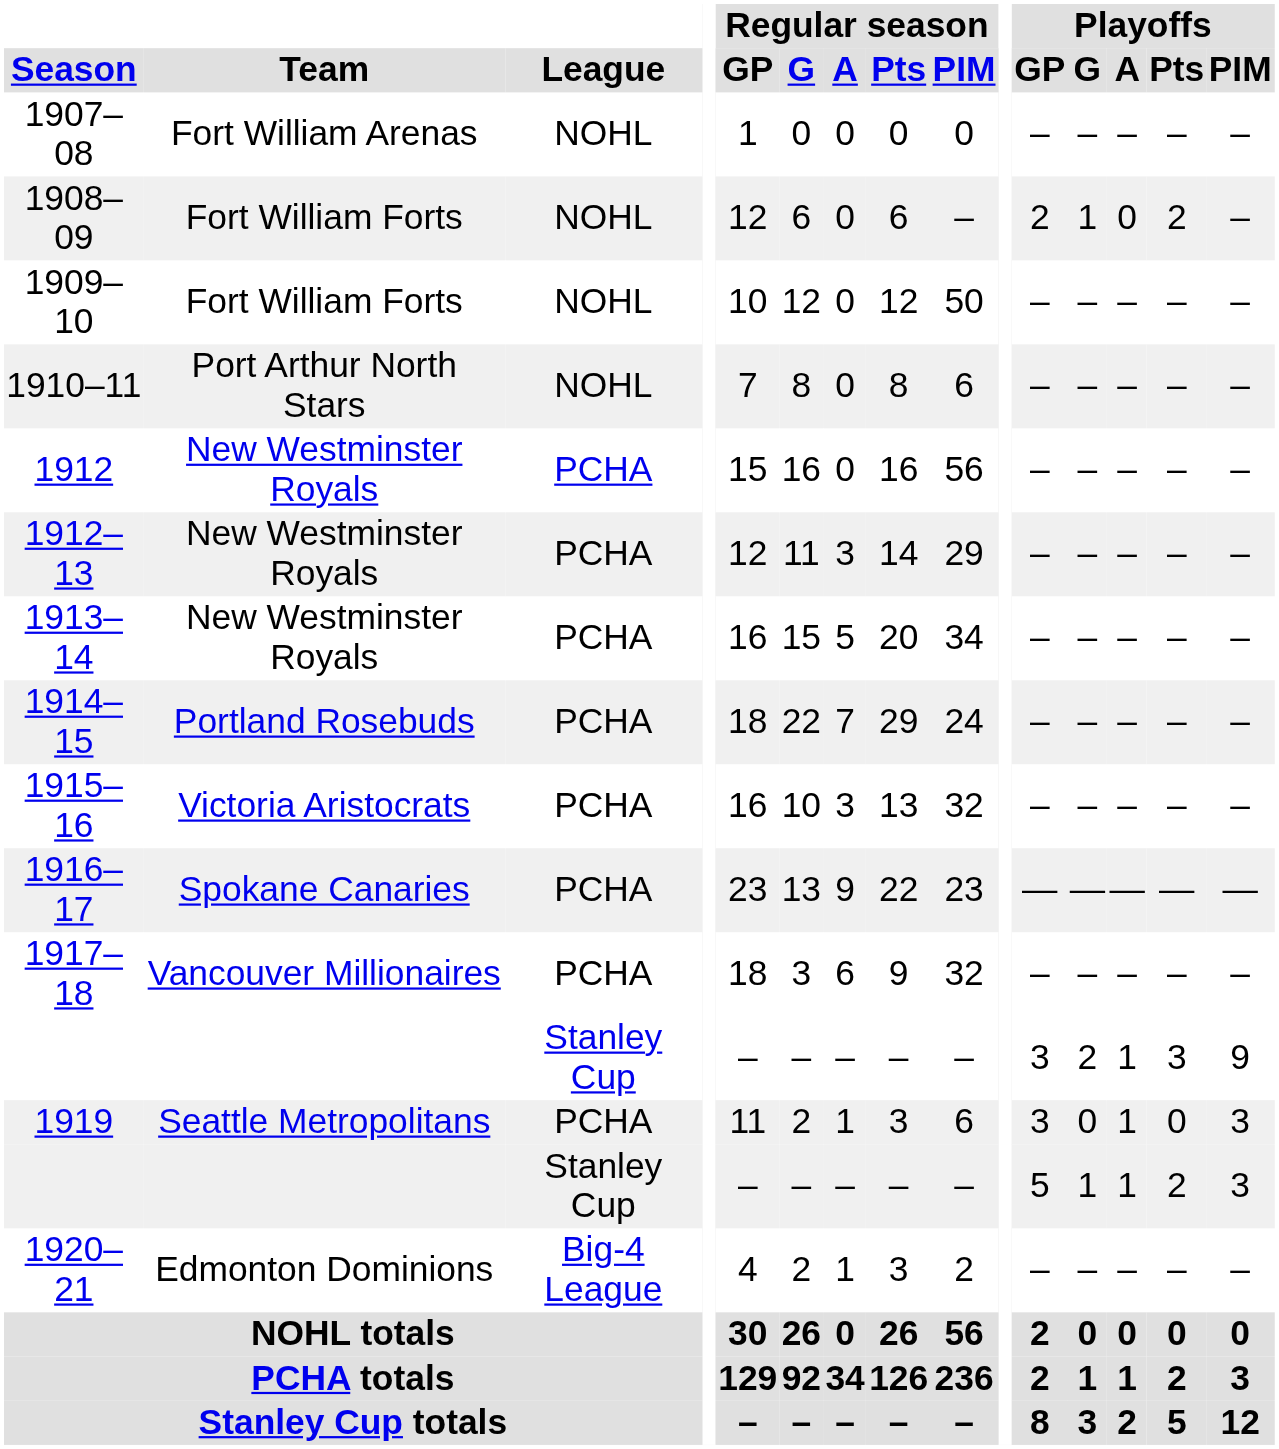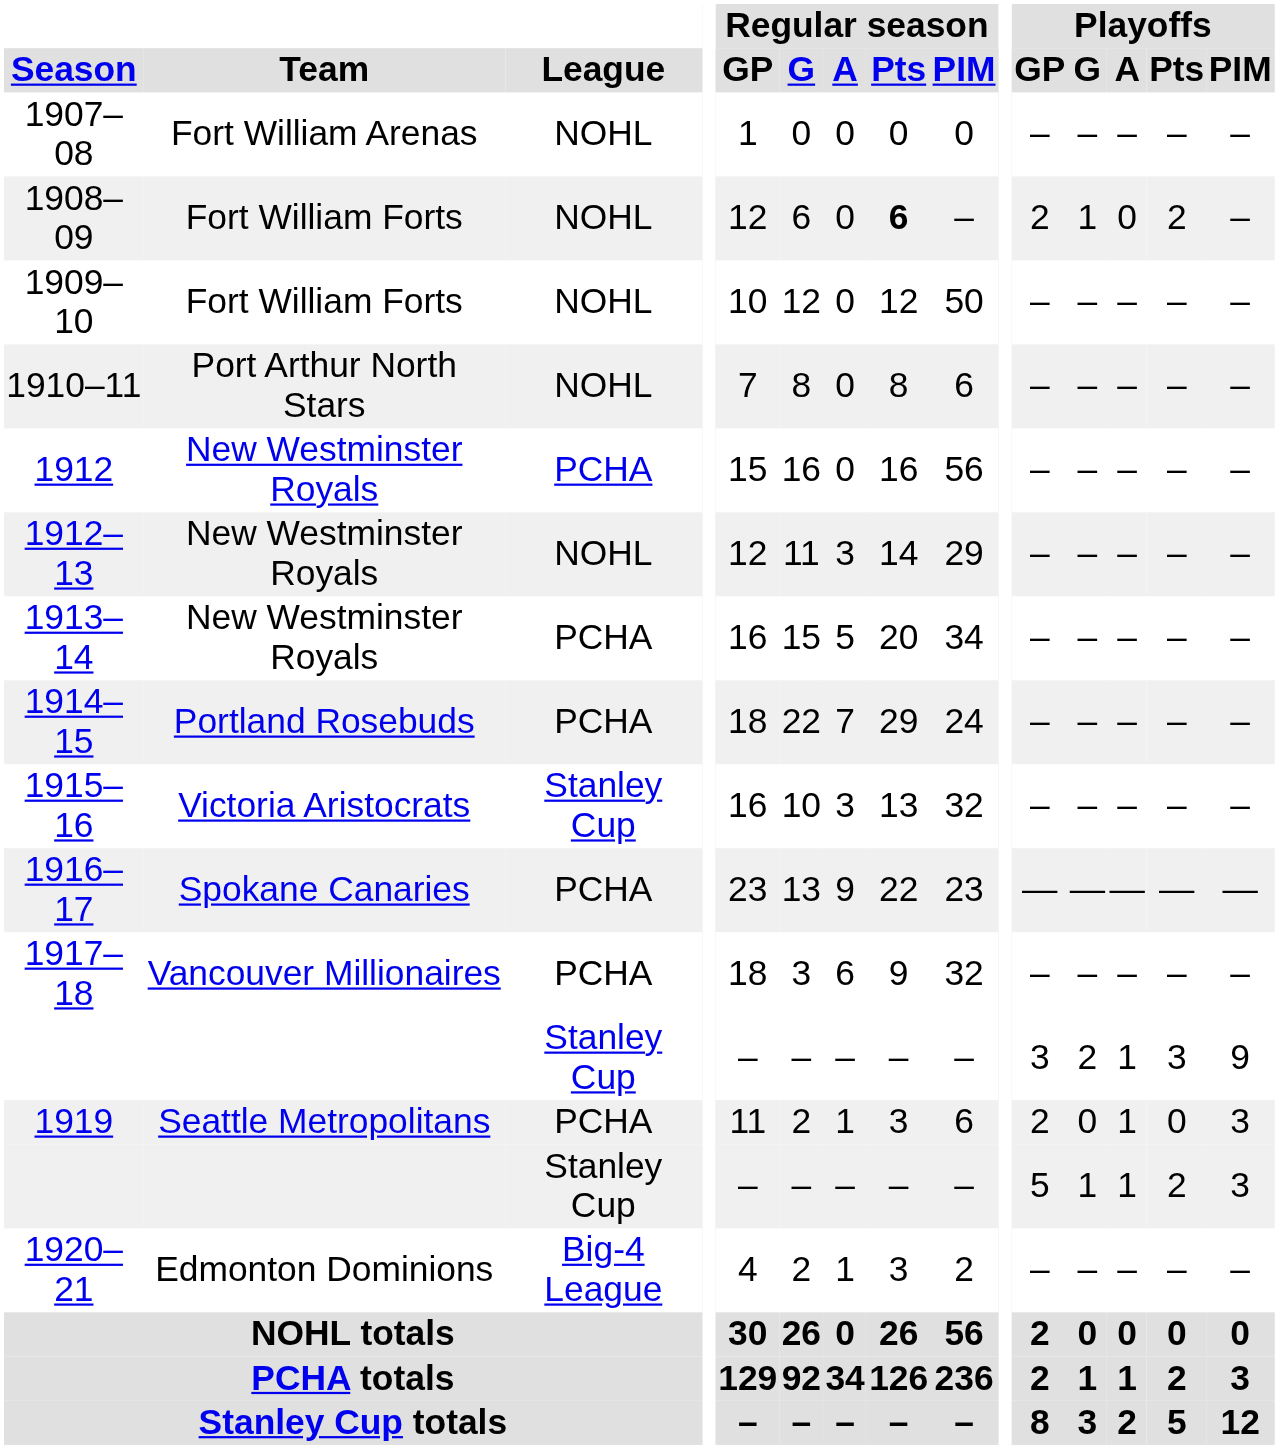(899, 217) normal -> (899, 217) bold
(603, 553) PCHA -> (603, 553) NOHL
(603, 805) PCHA -> (603, 805) Stanley Cup
(1040, 1121) 3 -> (1040, 1121) 2
